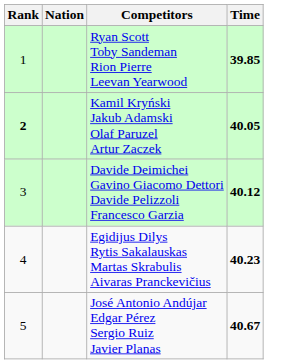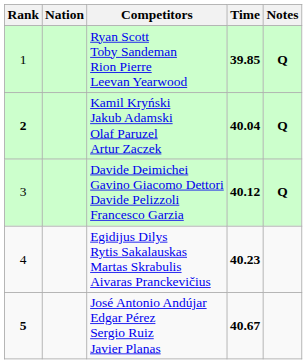+ column: (282, 15)
(245, 125) 40.05 -> (245, 125) 40.04
(23, 325) normal -> (23, 325) bold
